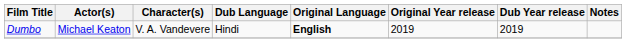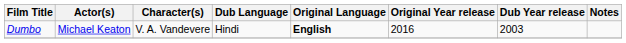(402, 29) 2019 -> (402, 29) 2016
(512, 29) 2019 -> (512, 29) 2003
